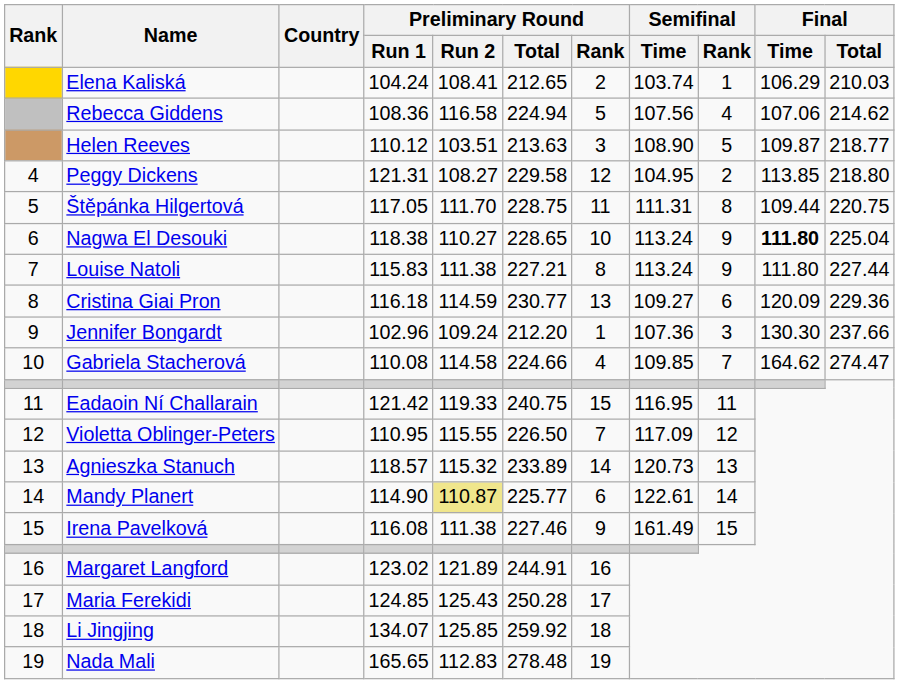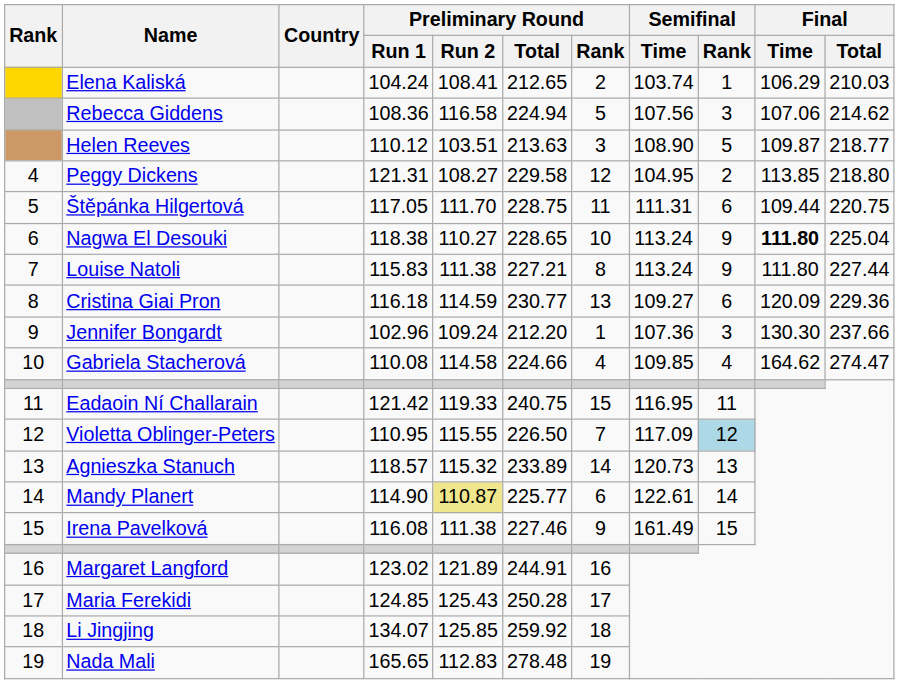(727, 113) 4 -> (727, 113) 3
(727, 207) 8 -> (727, 207) 6
(727, 363) 7 -> (727, 363) 4
(727, 434) no background -> (727, 434) lightblue background
